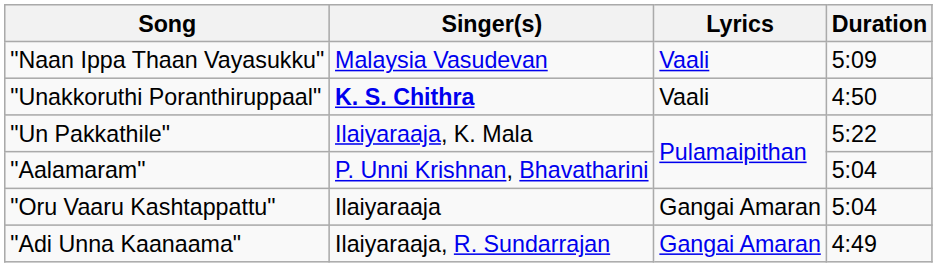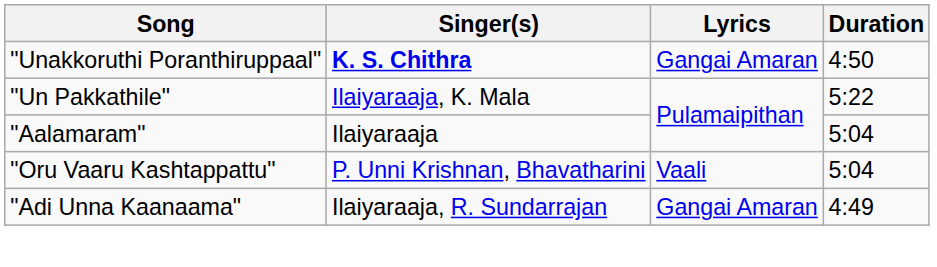- row: (167, 60)
(684, 97) Vaali -> (737, 60) Gangai Amaran
(492, 171) P. Unni Krishnan, Bhavatharini -> (385, 134) Ilaiyaraaja
(388, 207) Ilaiyaraaja -> (489, 171) P. Unni Krishnan, Bhavatharini
(740, 207) Gangai Amaran -> (681, 171) Vaali
